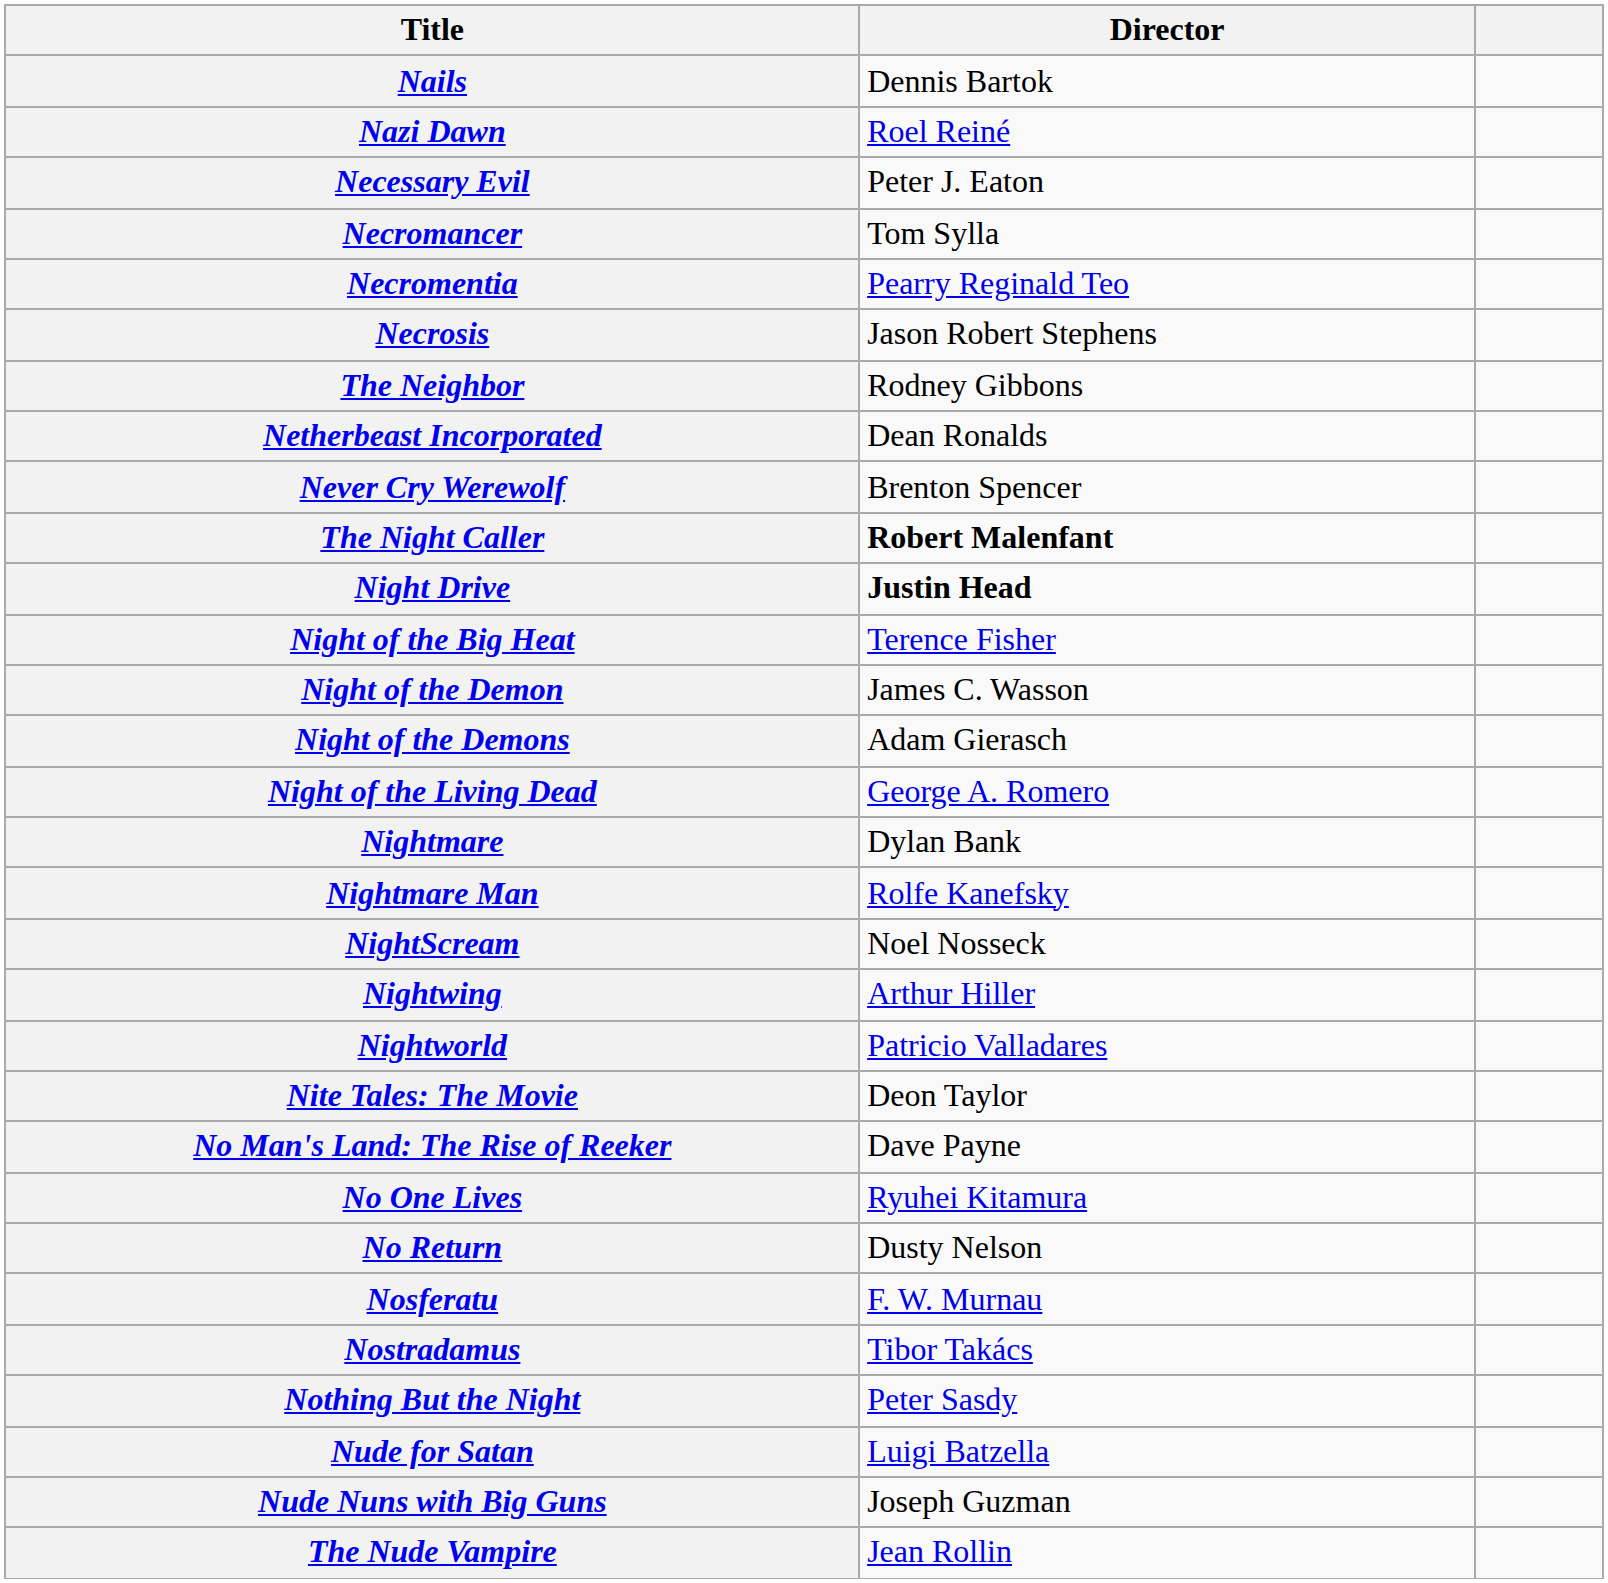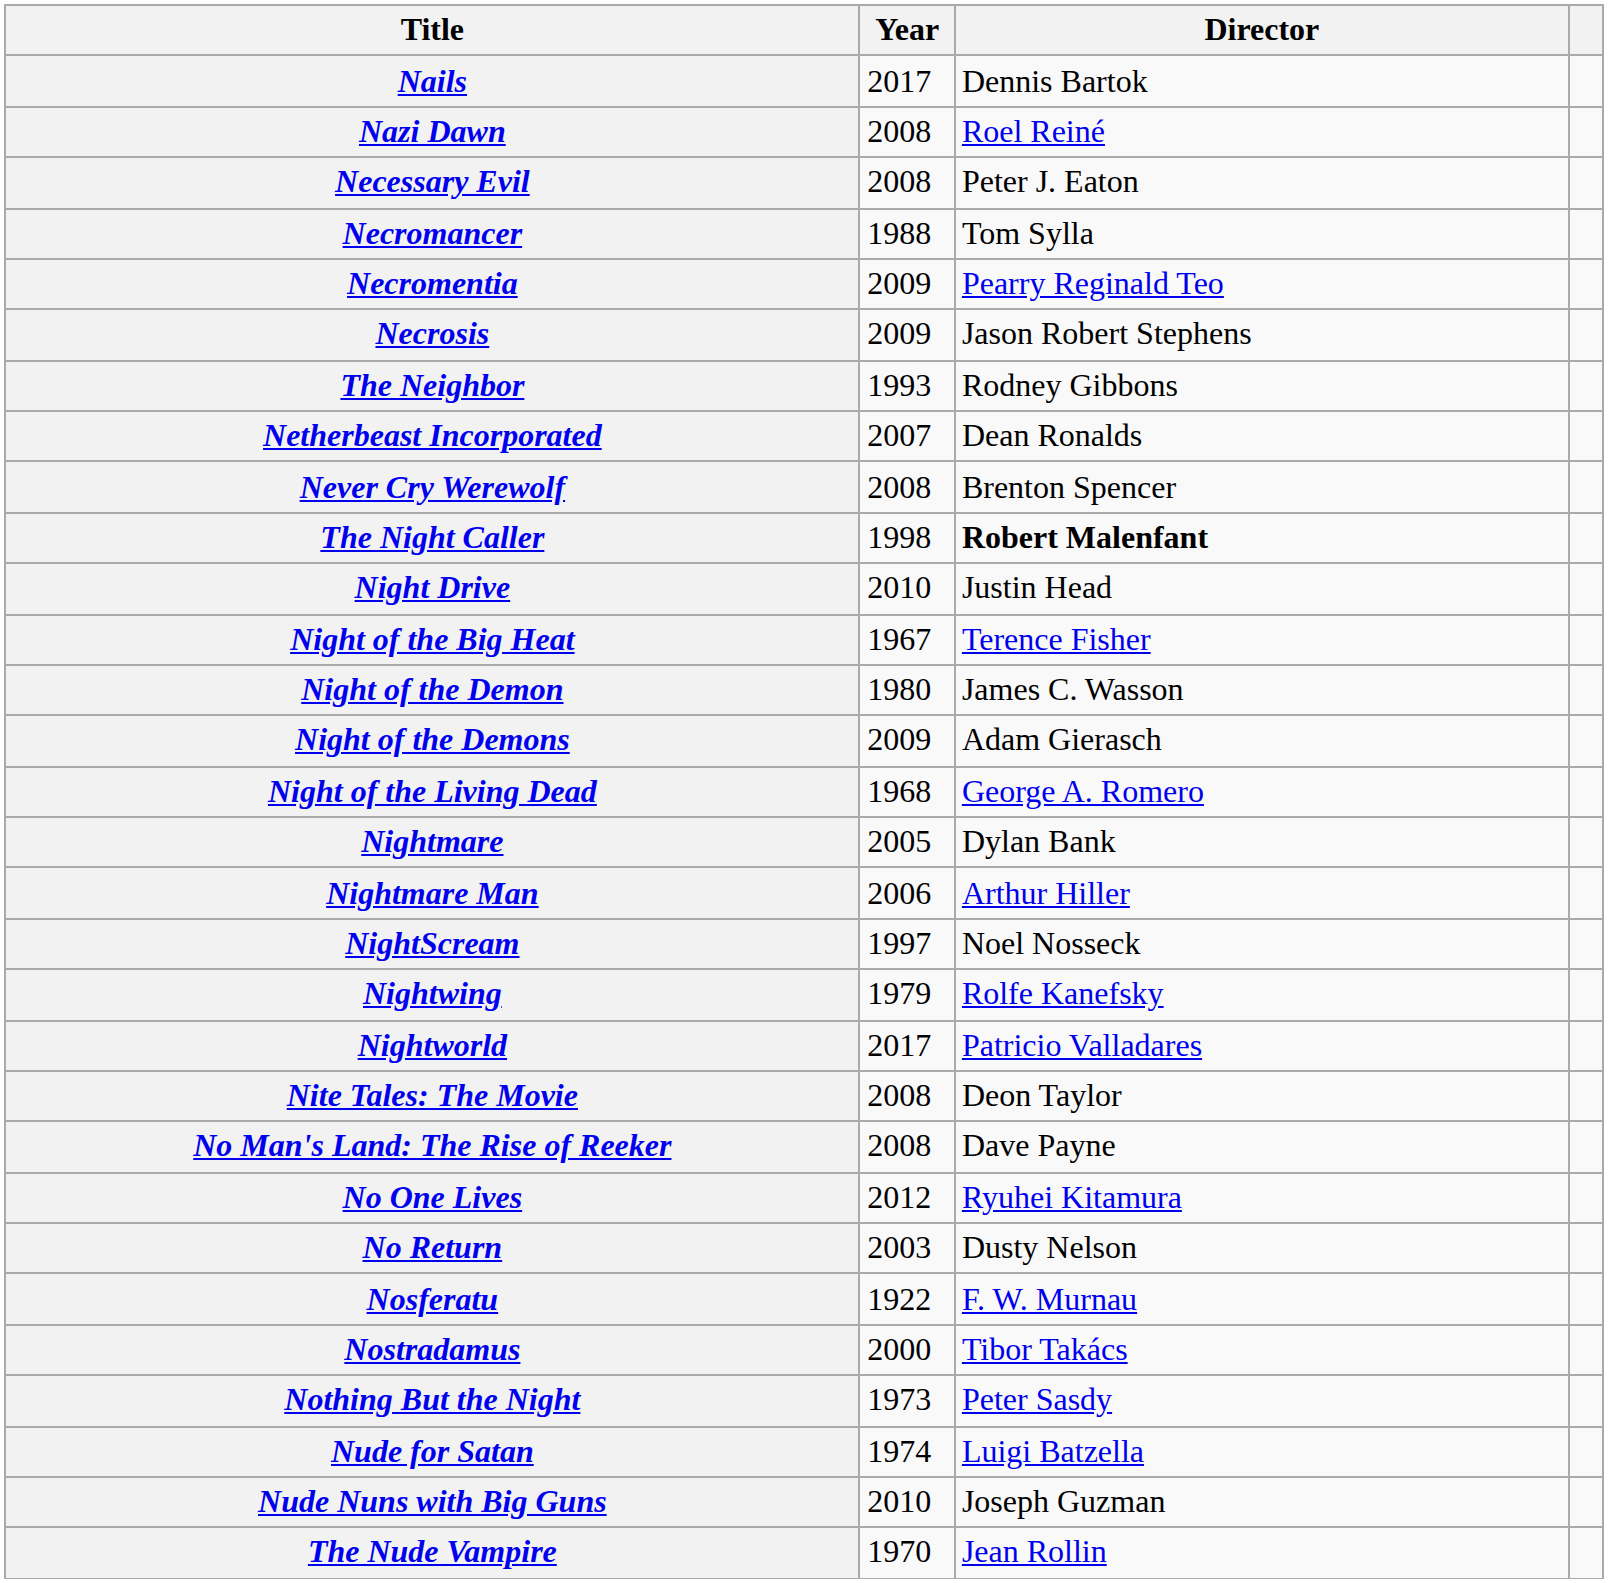+ column: (907, 29)
(949, 588) bold -> (1037, 588) normal
(968, 892) Rolfe Kanefsky -> (1046, 892) Arthur Hiller
(951, 994) Arthur Hiller -> (1063, 994) Rolfe Kanefsky
